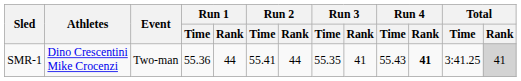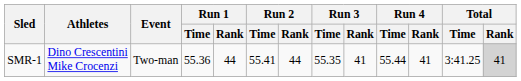(393, 60) 55.43 -> (393, 60) 55.44
(425, 60) bold -> (425, 60) normal
